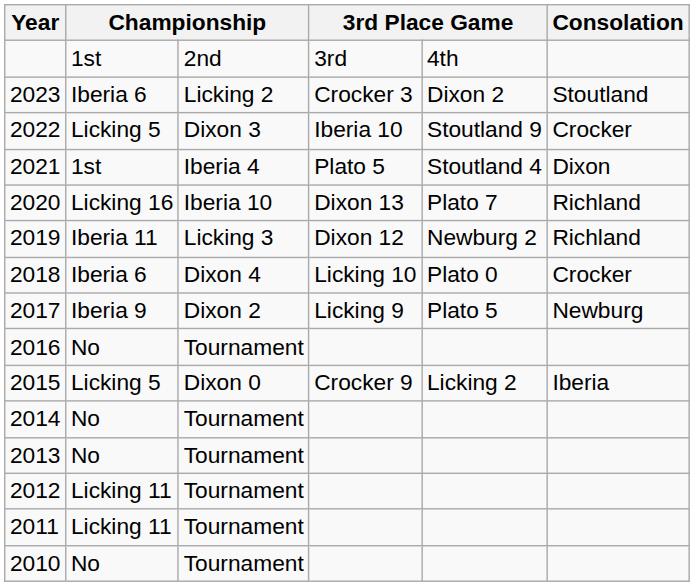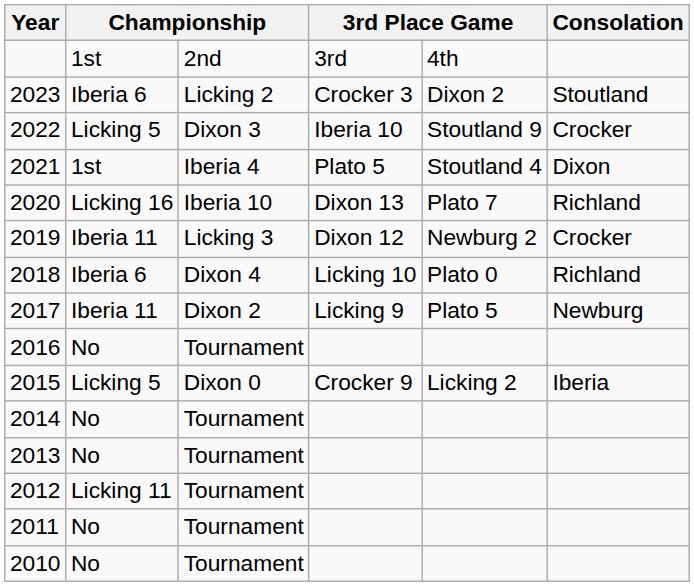(597, 238) Richland -> (592, 238) Crocker
(592, 274) Crocker -> (597, 274) Richland
(109, 310) Iberia 9 -> (114, 310) Iberia 11
(121, 526) Licking 11 -> (85, 526) No
